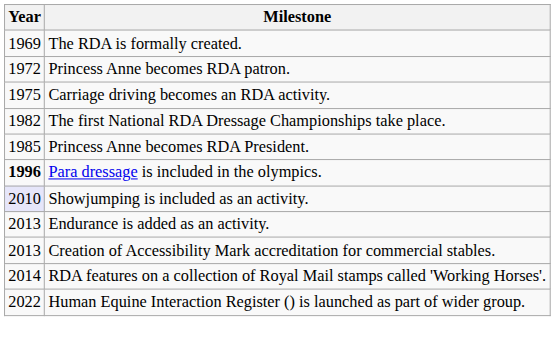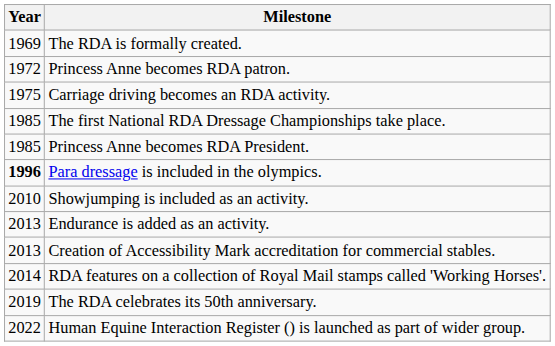(25, 120) 1982 -> (25, 120) 1985
(25, 198) lavender background -> (25, 198) no background
+ row: (183, 302)
